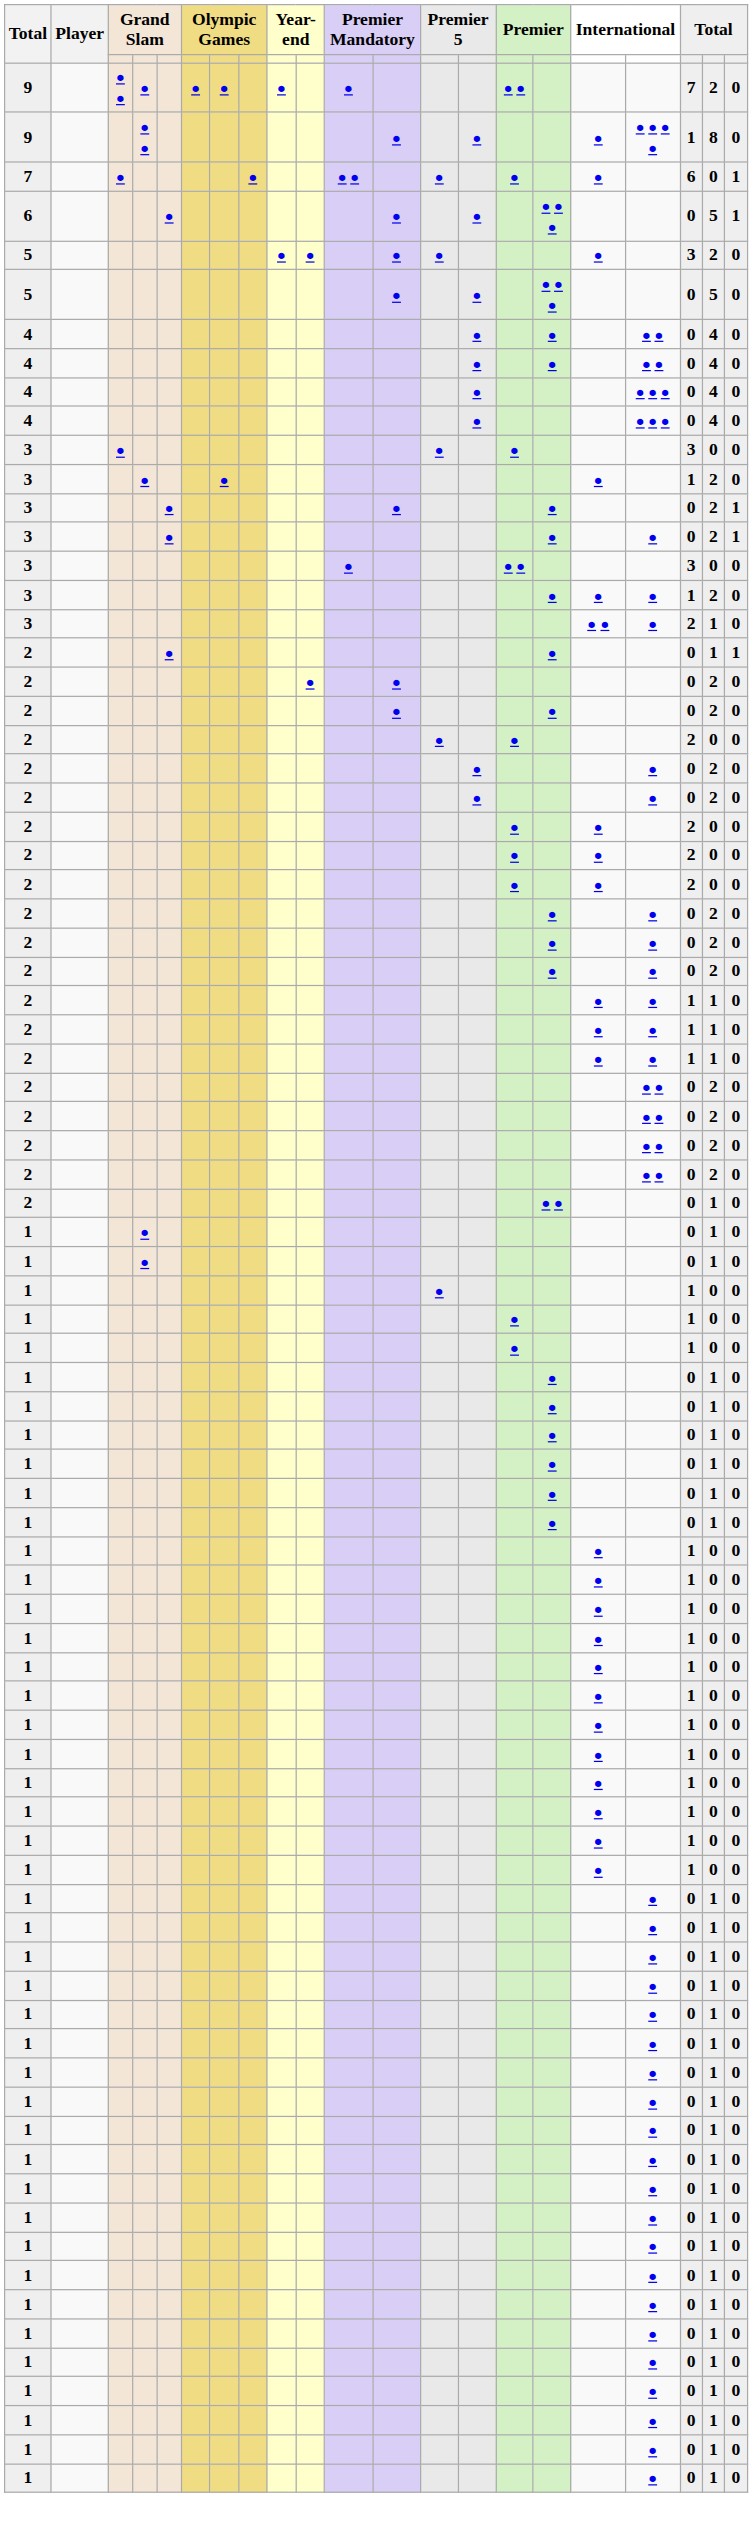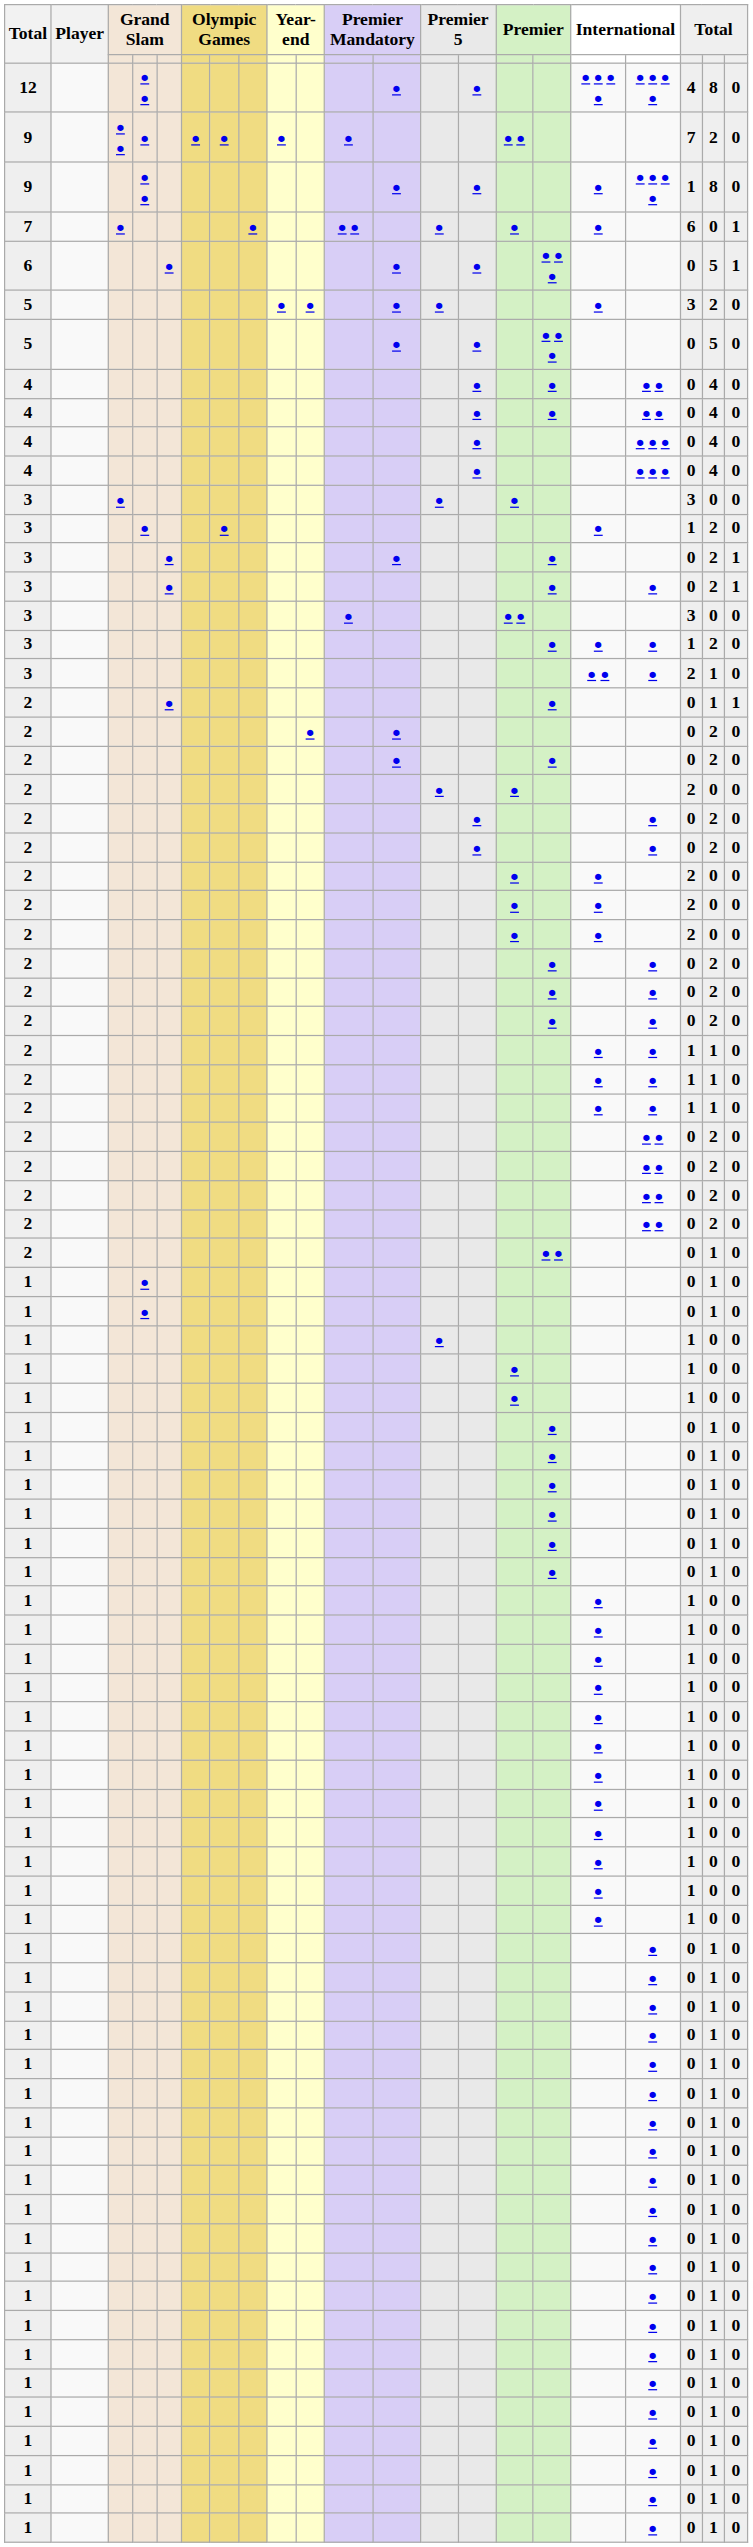+ row: (28, 87)
